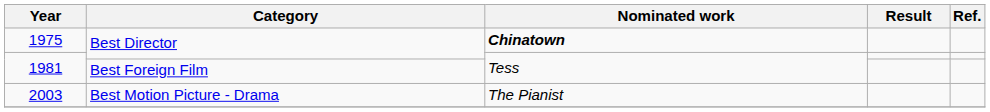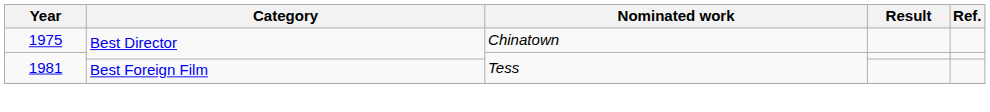(526, 40) bold -> (524, 40) normal
- row: (46, 94)
